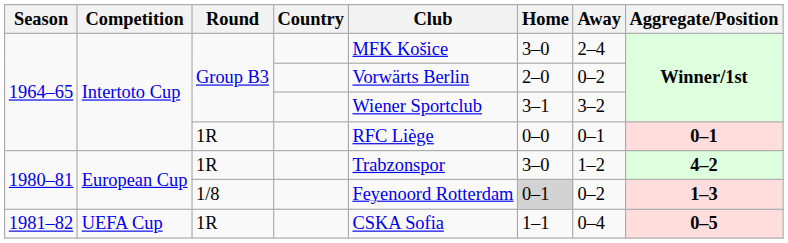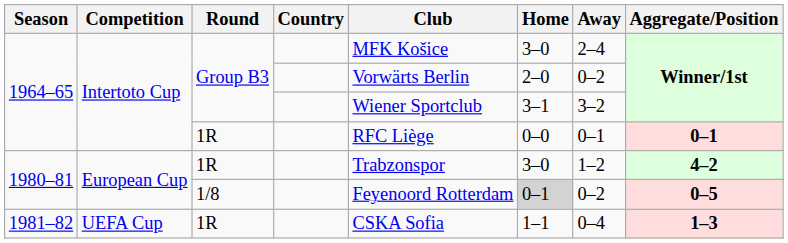(704, 194) 1–3 -> (704, 194) 0–5
(704, 223) 0–5 -> (704, 223) 1–3
